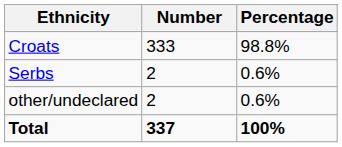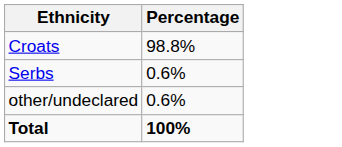- column: (189, 18)
